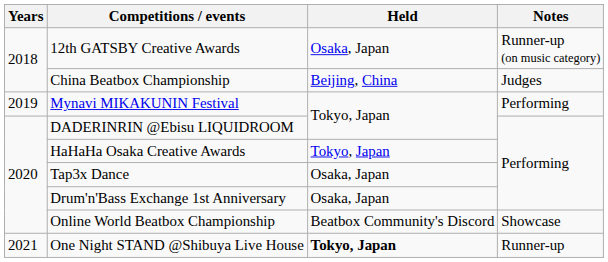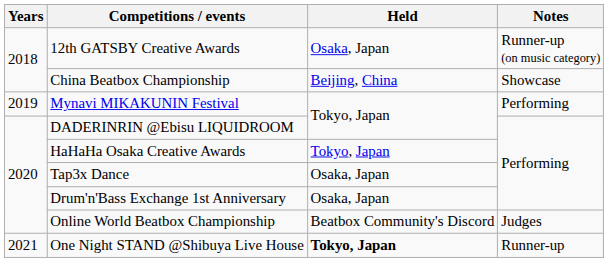(521, 80) Judges -> (531, 80) Showcase
(531, 221) Showcase -> (521, 221) Judges
